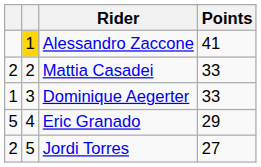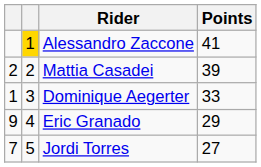(211, 70) 33 -> (211, 70) 39
(13, 122) 5 -> (13, 122) 9
(13, 148) 2 -> (13, 148) 7
